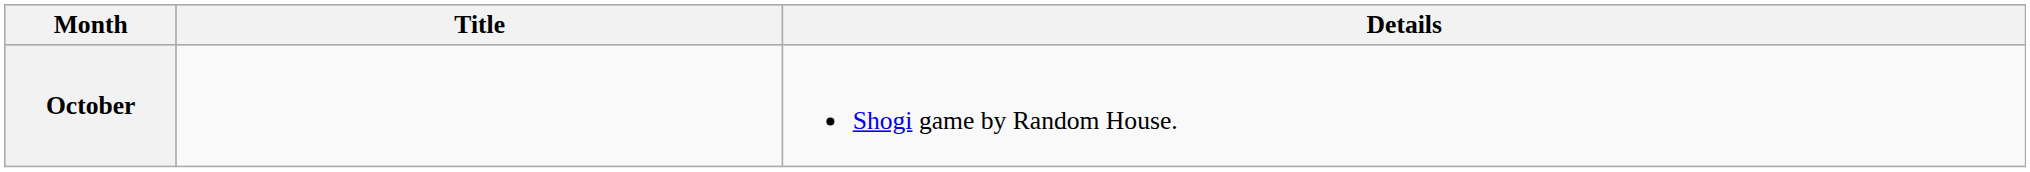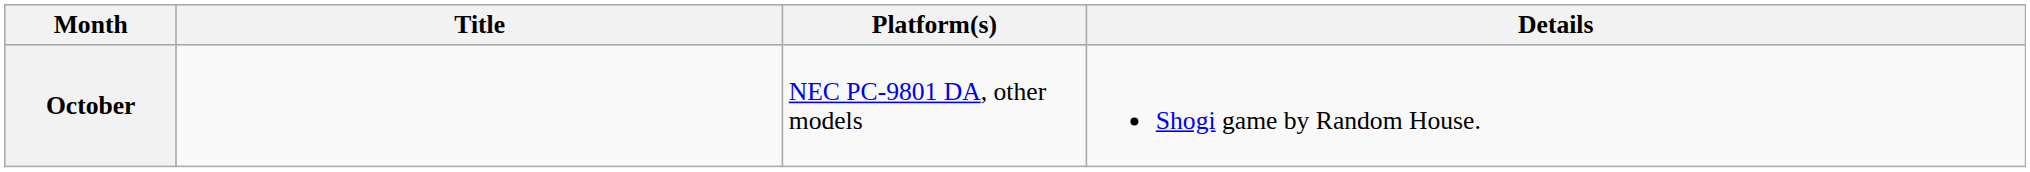+ column: (934, 24)
